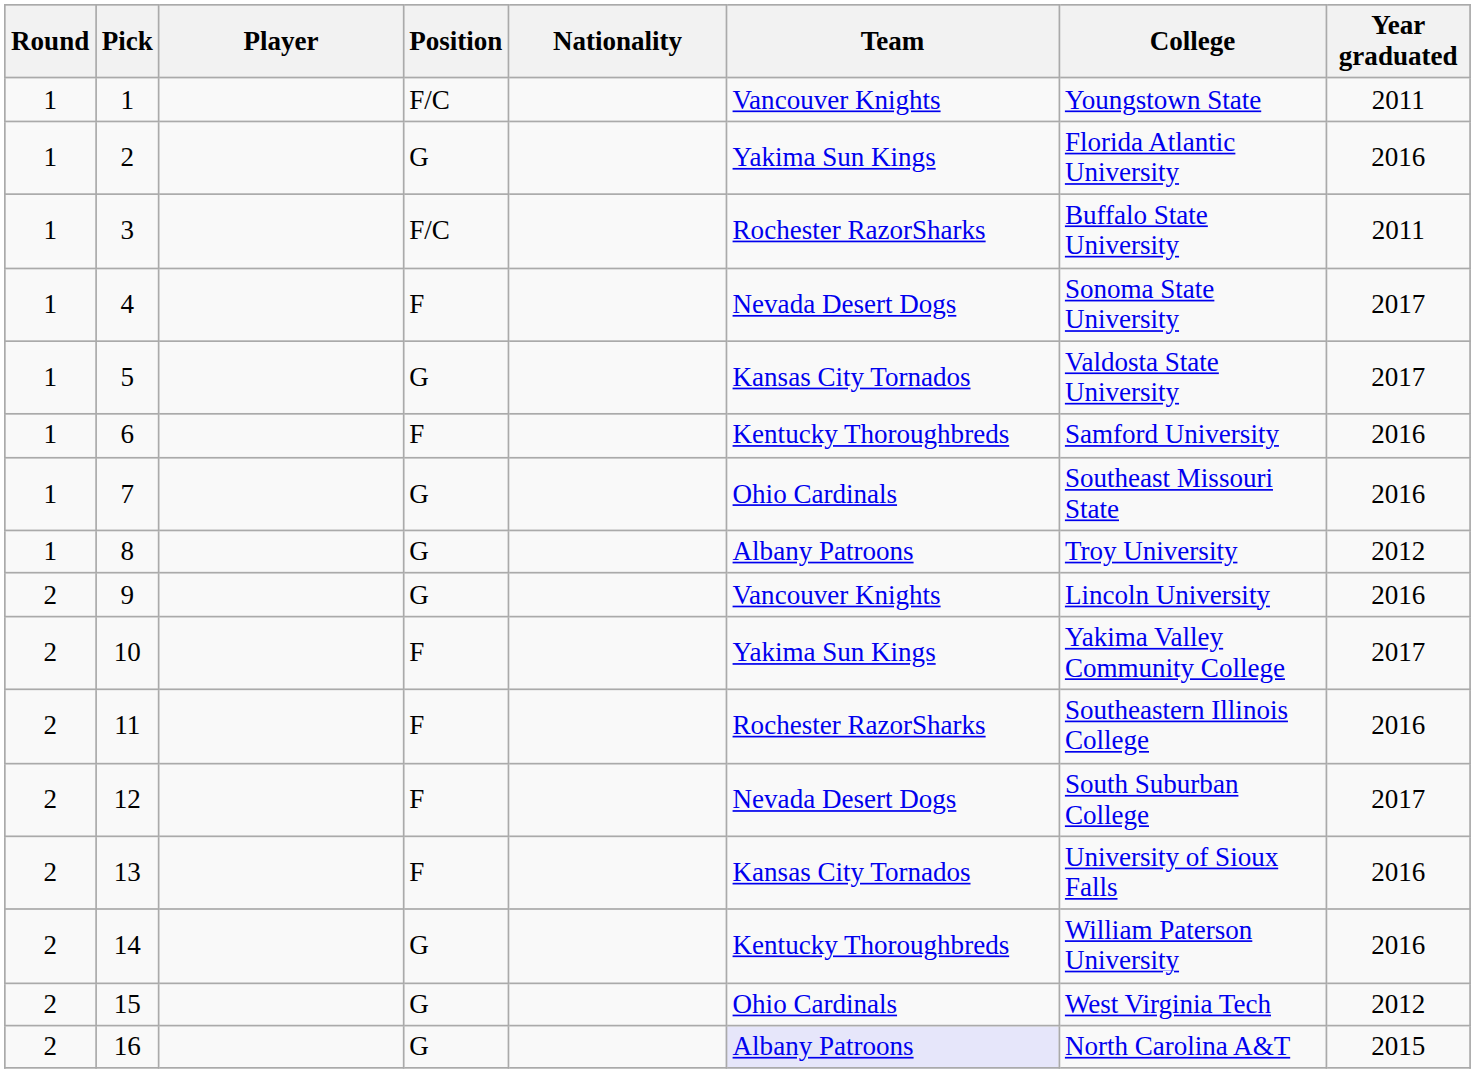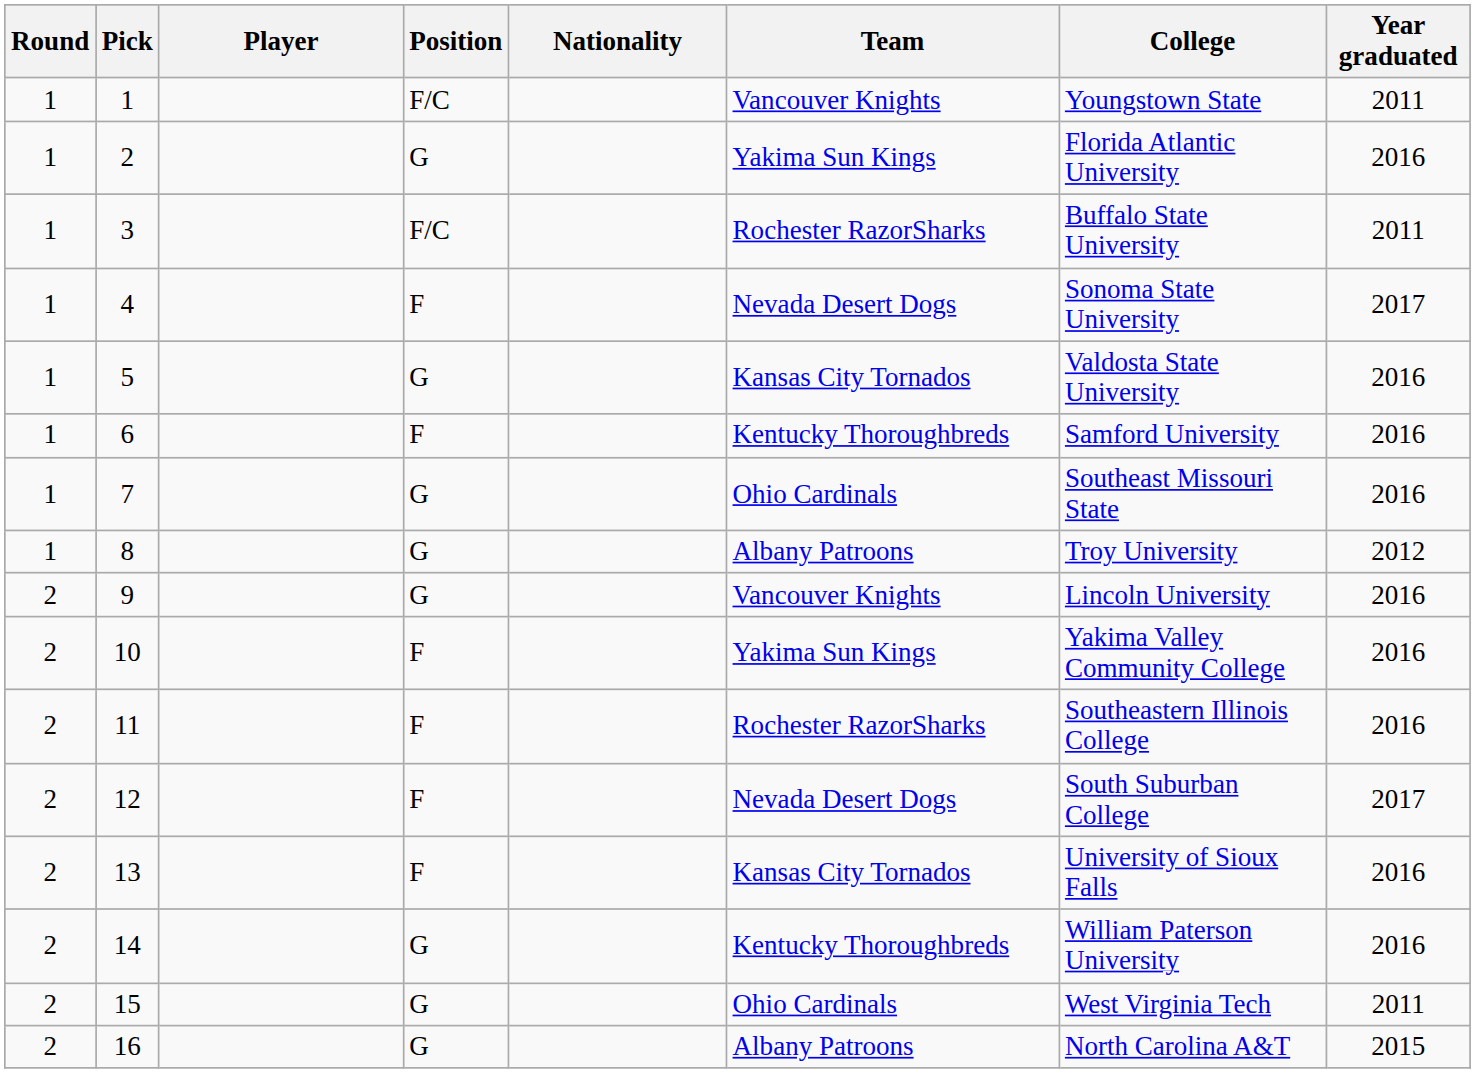(1398, 377) 2017 -> (1398, 377) 2016
(1398, 652) 2017 -> (1398, 652) 2016
(1398, 1003) 2012 -> (1398, 1003) 2011
(823, 1046) lavender background -> (823, 1046) no background
